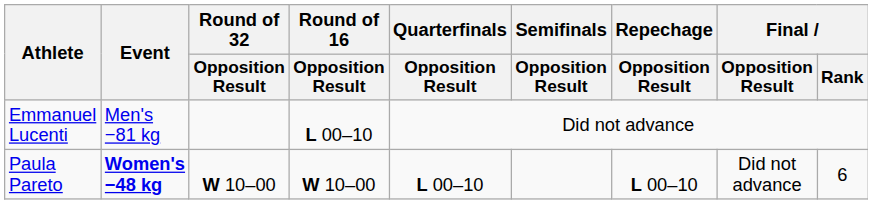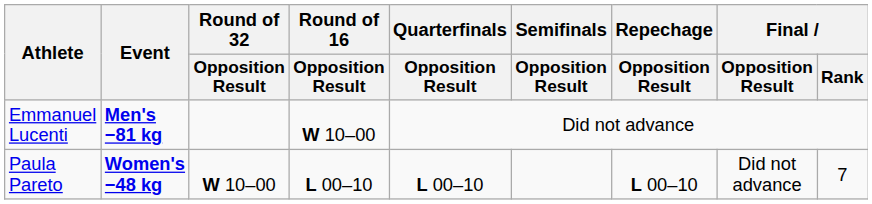(133, 125) normal -> (134, 125) bold
(339, 135) L 00–10 -> (339, 135) W 10–00
(339, 185) W 10–00 -> (339, 185) L 00–10
(842, 174) 6 -> (842, 174) 7
